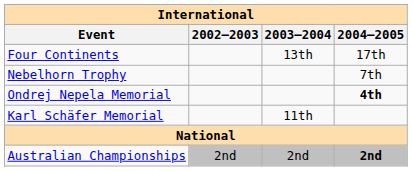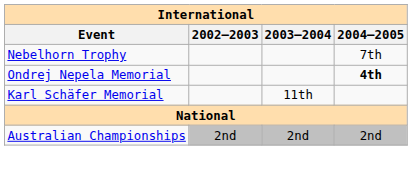- row: (63, 55)
(371, 155) bold -> (371, 135) normal
